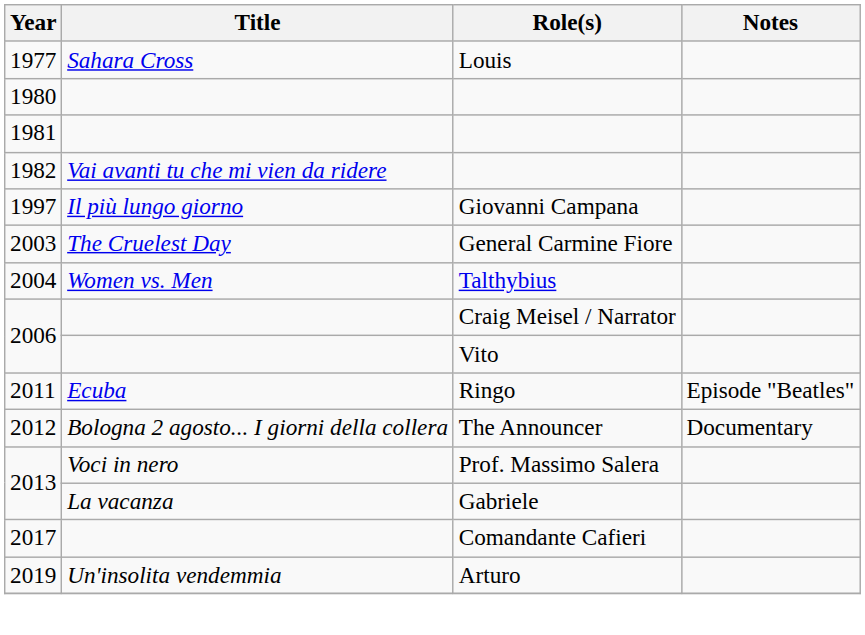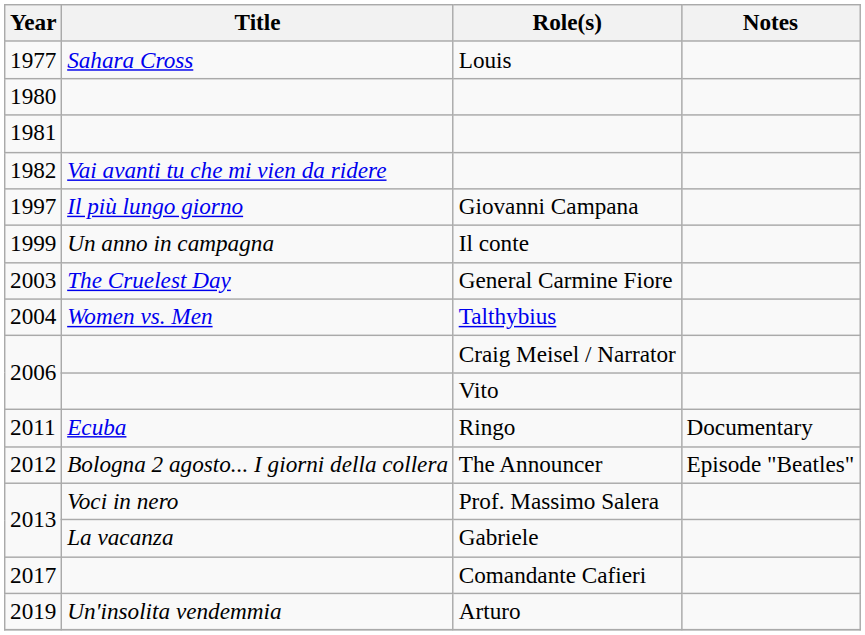+ row: (33, 243)
(770, 390) Episode "Beatles" -> (750, 427) Documentary
(750, 427) Documentary -> (770, 464) Episode "Beatles"
